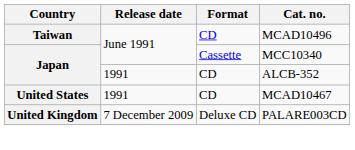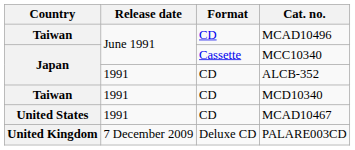+ row: (292, 94)
